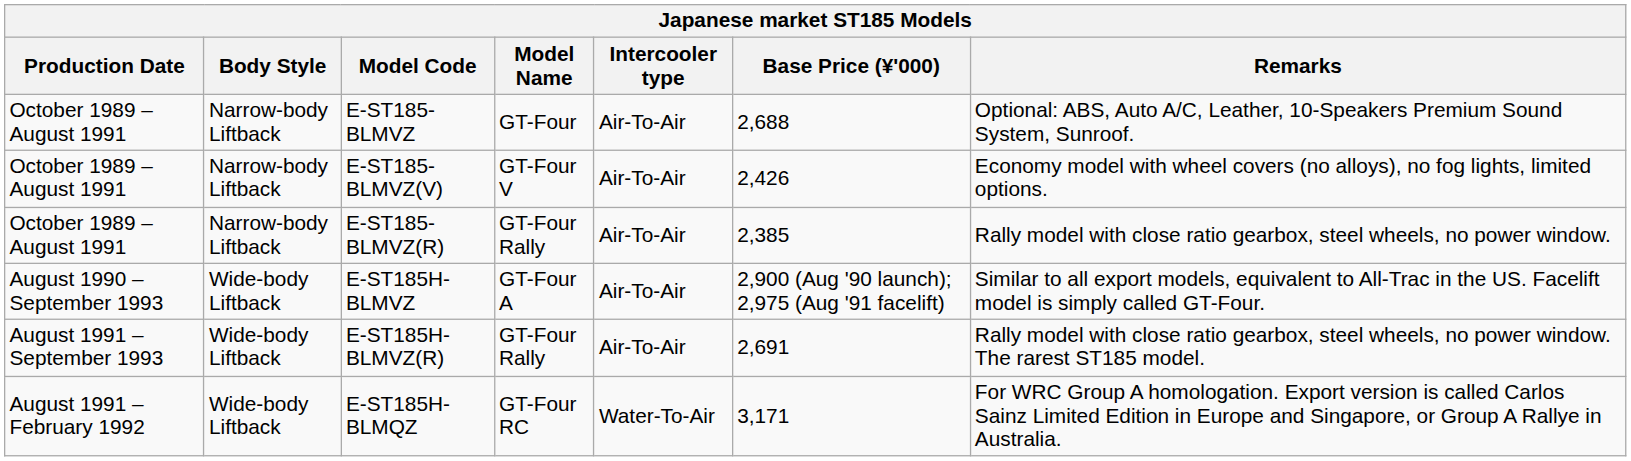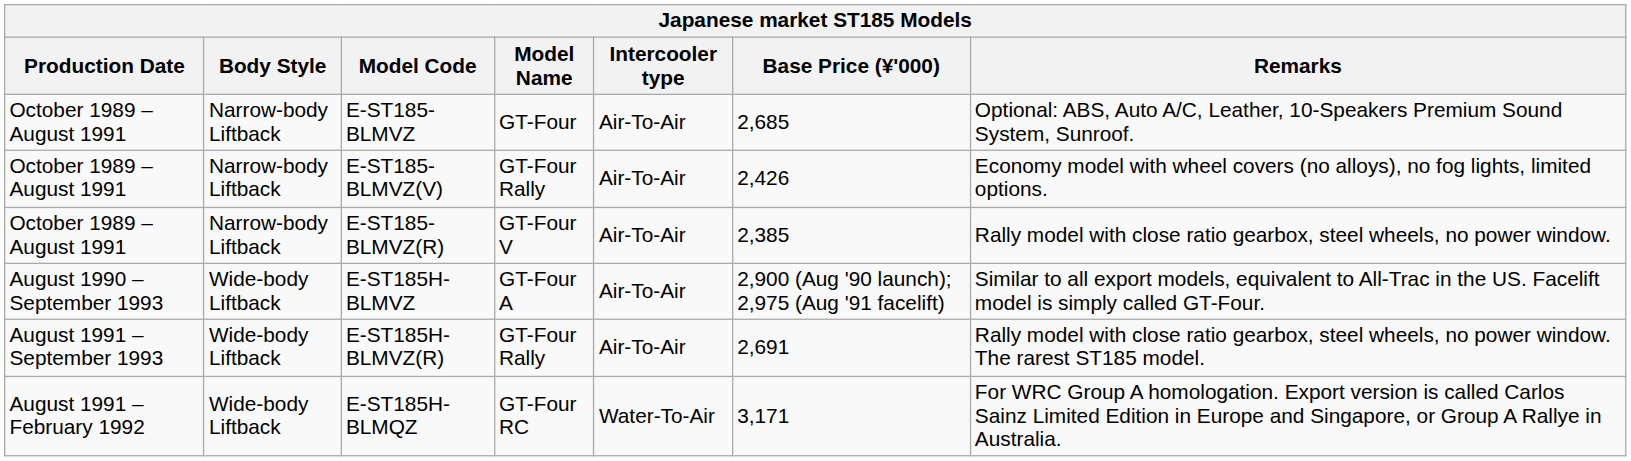(763, 122) 2,688 -> (763, 122) 2,685
(538, 178) GT-Four V -> (538, 178) GT-Four Rally
(538, 234) GT-Four Rally -> (538, 234) GT-Four V
